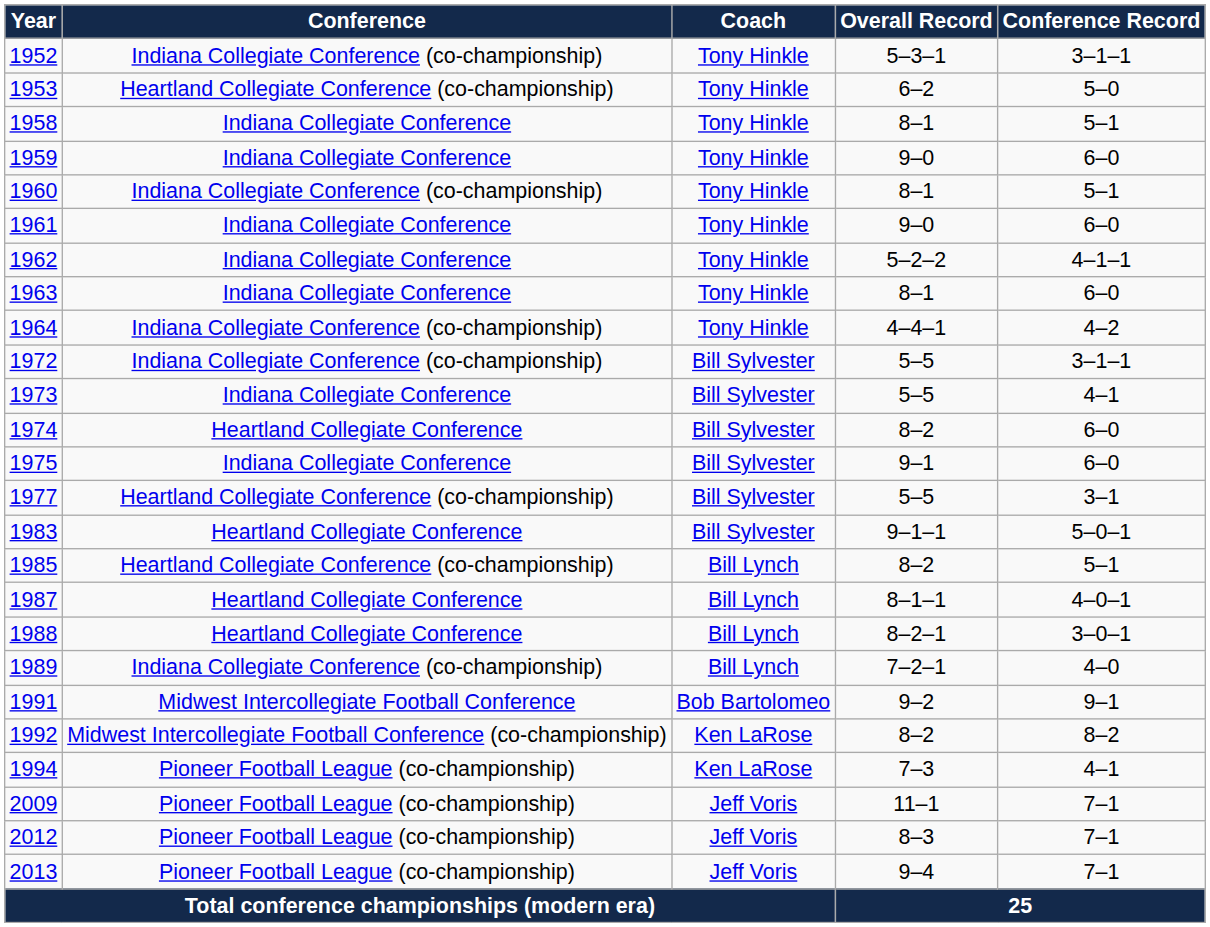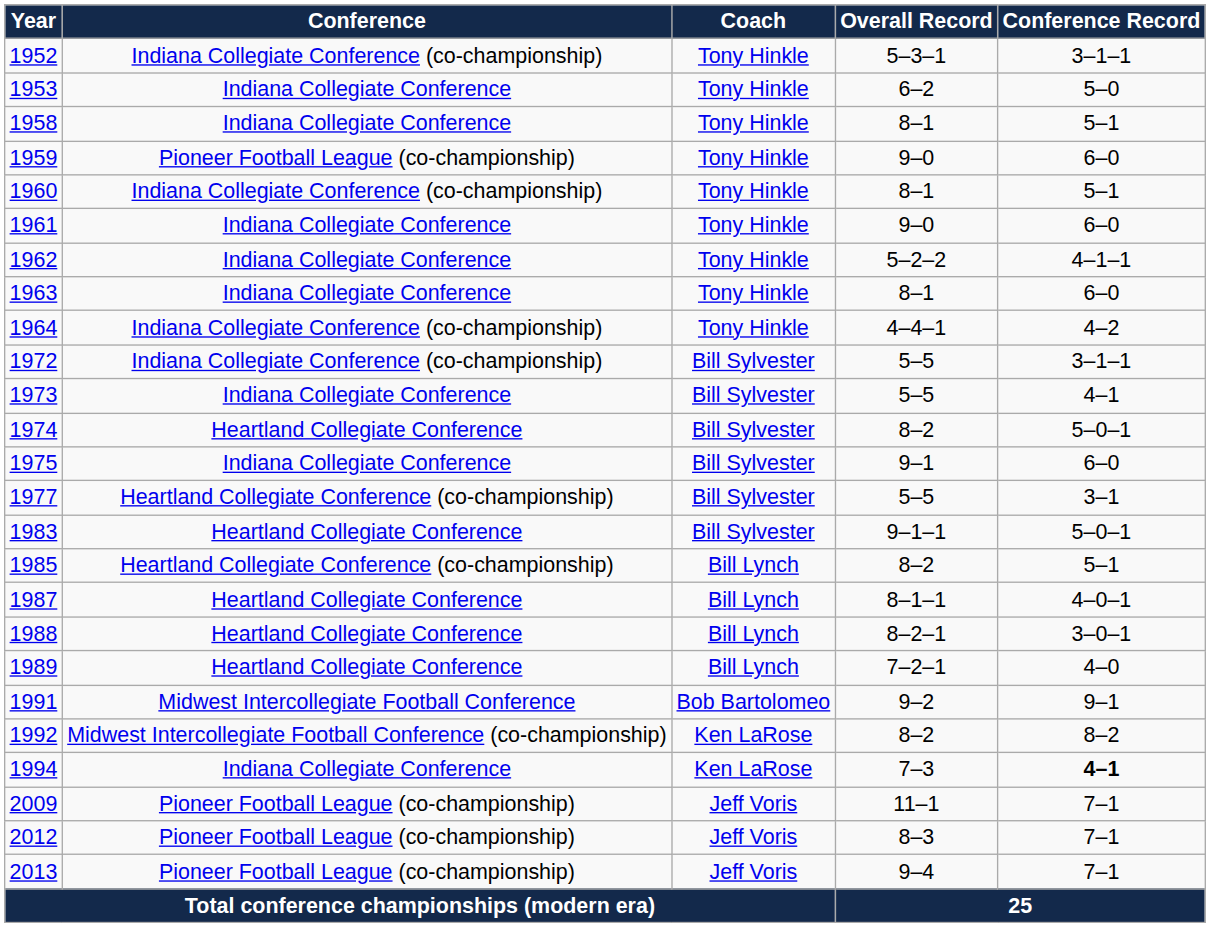(367, 89) Heartland Collegiate Conference (co-championship) -> (367, 89) Indiana Collegiate Conference
(367, 157) Indiana Collegiate Conference -> (367, 157) Pioneer Football League (co-championship)
(1101, 429) 6–0 -> (1101, 429) 5–0–1
(367, 667) Indiana Collegiate Conference (co-championship) -> (367, 667) Heartland Collegiate Conference
(367, 769) Pioneer Football League (co-championship) -> (367, 769) Indiana Collegiate Conference
(1101, 769) normal -> (1101, 769) bold
